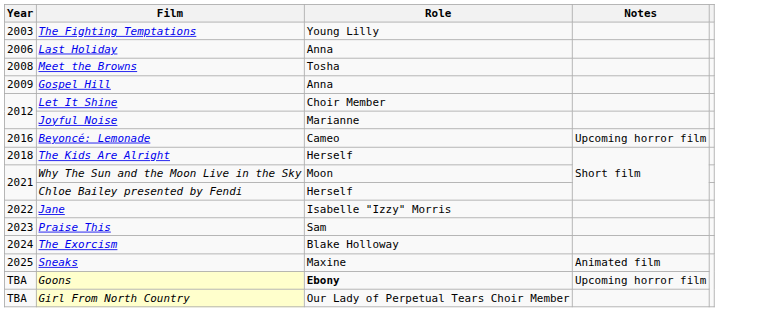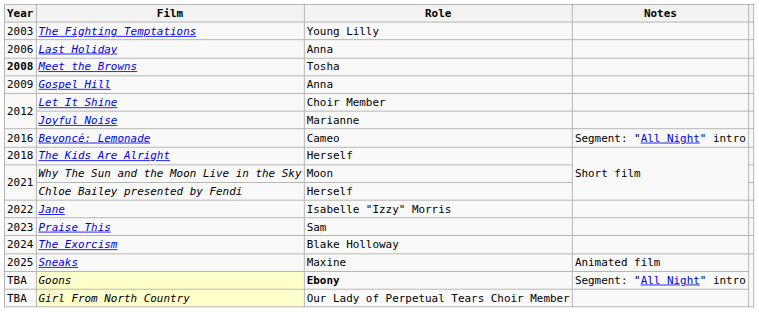(20, 67) normal -> (20, 67) bold
(641, 138) Upcoming horror film -> (660, 138) Segment: "All Night" intro
(641, 280) Upcoming horror film -> (660, 280) Segment: "All Night" intro
